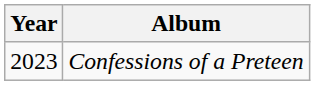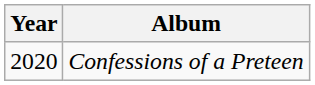(34, 60) 2023 -> (34, 60) 2020
